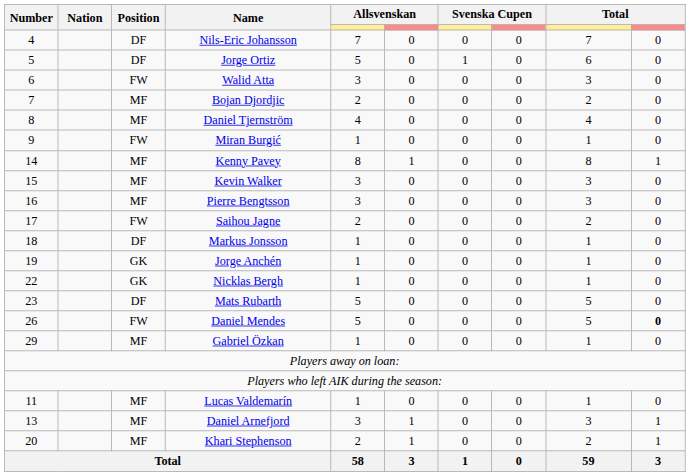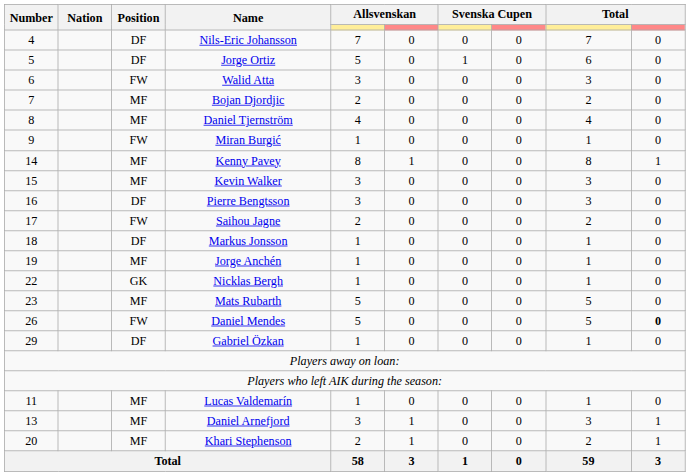(139, 200) MF -> (139, 200) DF
(139, 260) GK -> (139, 260) MF
(139, 301) DF -> (139, 301) MF
(139, 341) MF -> (139, 341) DF
